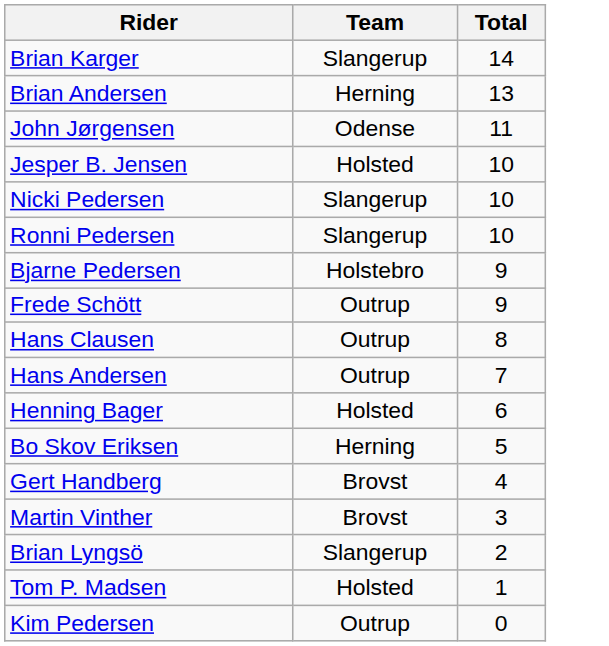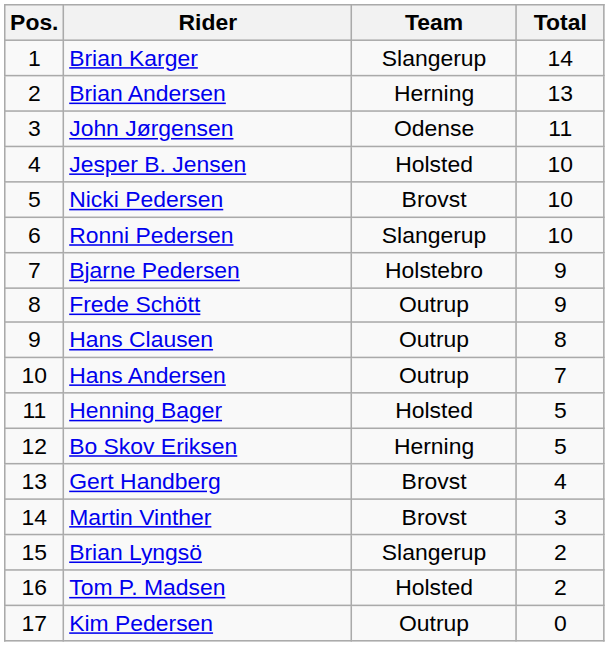+ column: (34, 22)
(375, 199) Slangerup -> (434, 199) Brovst
(501, 411) 6 -> (560, 411) 5
(501, 587) 1 -> (560, 587) 2
